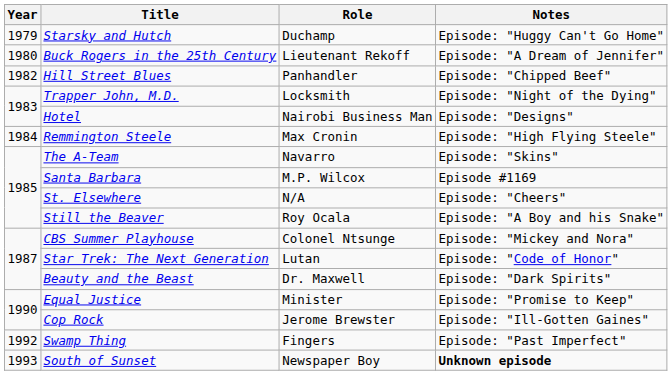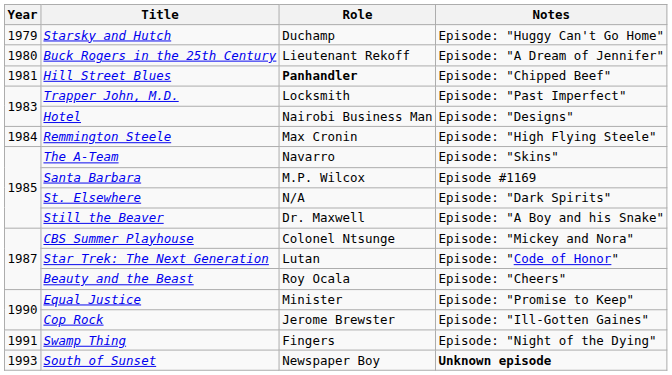(22, 76) 1982 -> (22, 76) 1981
(320, 76) normal -> (320, 76) bold
(548, 96) Episode: "Night of the Dying" -> (532, 96) Episode: "Past Imperfect"
(502, 198) Episode: "Cheers" -> (525, 198) Episode: "Dark Spirits"
(316, 218) Roy Ocala -> (324, 218) Dr. Maxwell
(324, 279) Dr. Maxwell -> (316, 279) Roy Ocala
(525, 279) Episode: "Dark Spirits" -> (502, 279) Episode: "Cheers"
(22, 340) 1992 -> (22, 340) 1991
(532, 340) Episode: "Past Imperfect" -> (548, 340) Episode: "Night of the Dying"
